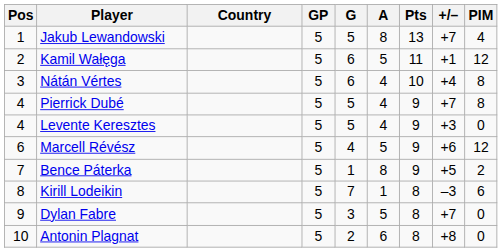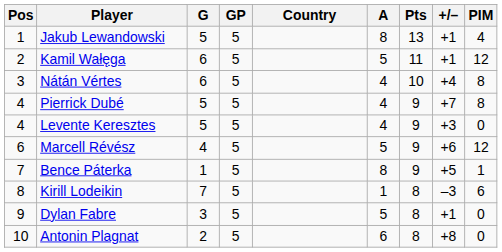columns swapped: (244, 15) <-> (351, 15)
(448, 37) +7 -> (448, 37) +1
(481, 170) 2 -> (481, 170) 1
(448, 214) +7 -> (448, 214) +1
